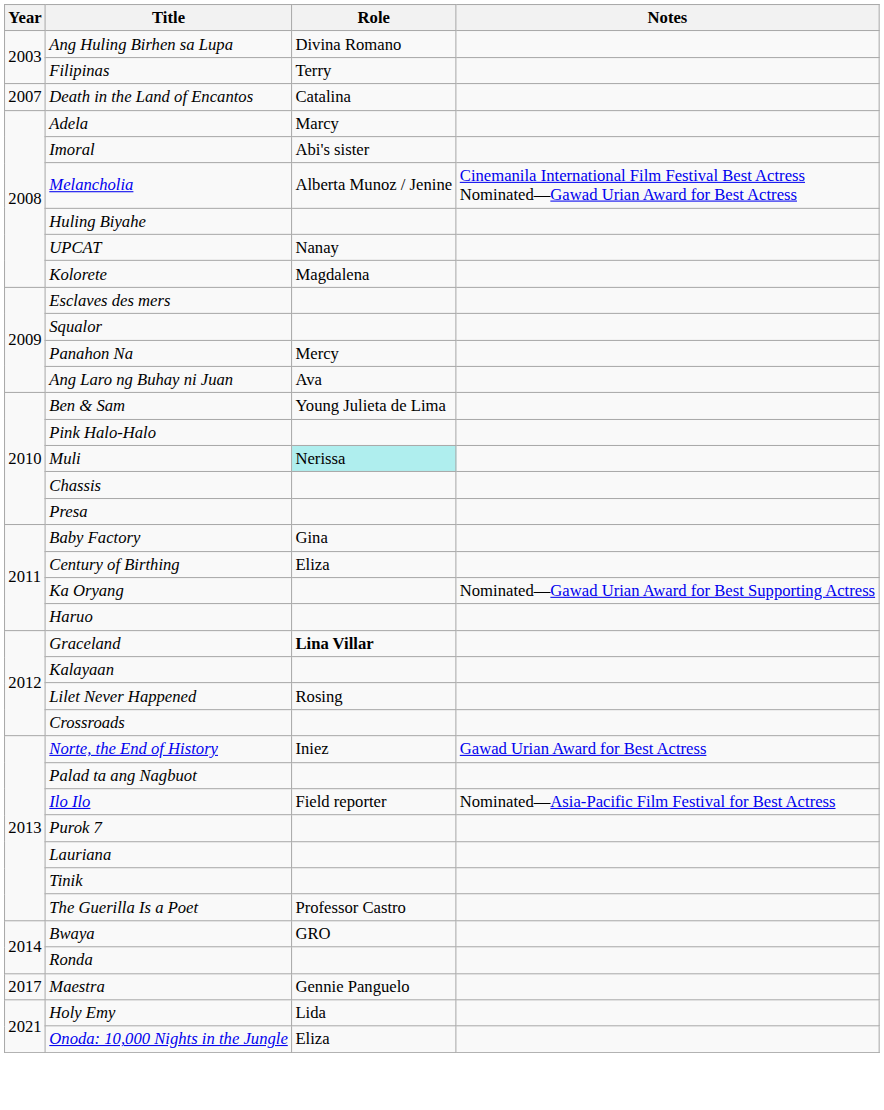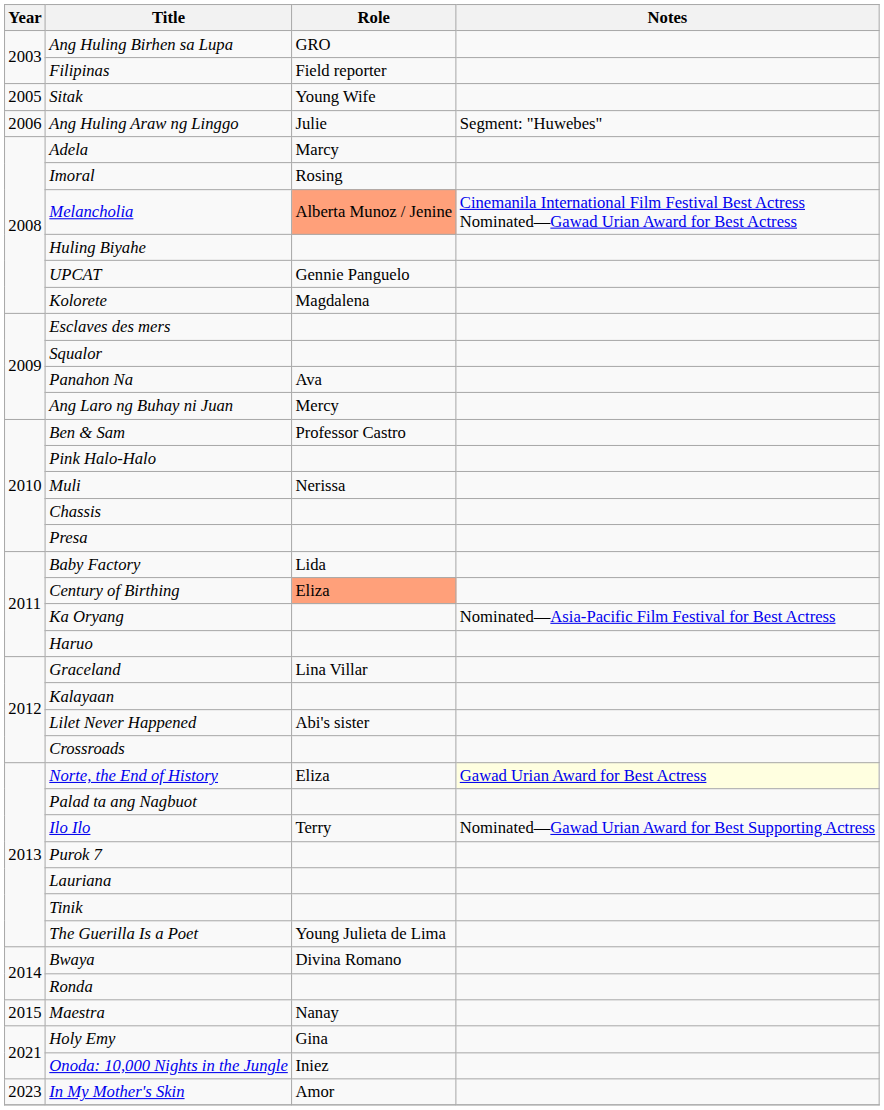(348, 44) Divina Romano -> (313, 44) GRO
(313, 70) Terry -> (341, 70) Field reporter
+ row: (66, 96)
+ row: (144, 123)
- row: (151, 96)
(332, 149) Abi's sister -> (319, 176) Rosing
(374, 185) no background -> (374, 211) lightsalmon background
(317, 247) Nanay -> (353, 273) Gennie Panguelo
(317, 353) Mercy -> (309, 379) Ava
(309, 379) Ava -> (317, 405) Mercy
(371, 405) Young Julieta de Lima -> (351, 432) Professor Castro
(320, 458) paleturquoise background -> (320, 485) no background
(312, 537) Gina -> (311, 564) Lida
(313, 564) no background -> (313, 590) lightsalmon background
(667, 590) Nominated—Gawad Urian Award for Best Supporting Actress -> (648, 616) Nominated—Asia-Pacific Film Festival for Best Actress
(335, 643) bold -> (332, 669) normal
(319, 696) Rosing -> (332, 722) Abi's sister
(312, 748) Iniez -> (313, 775) Eliza
(583, 748) no background -> (583, 775) lightyellow background
(341, 801) Field reporter -> (313, 828) Terry
(648, 801) Nominated—Asia-Pacific Film Festival for Best Actress -> (667, 828) Nominated—Gawad Urian Award for Best Supporting Actress
(351, 907) Professor Castro -> (371, 933) Young Julieta de Lima
(313, 933) GRO -> (348, 960) Divina Romano
(25, 986) 2017 -> (25, 1012) 2015
(353, 986) Gennie Panguelo -> (317, 1012) Nanay
(311, 1012) Lida -> (312, 1039) Gina
(313, 1039) Eliza -> (312, 1065) Iniez
+ row: (117, 1092)
